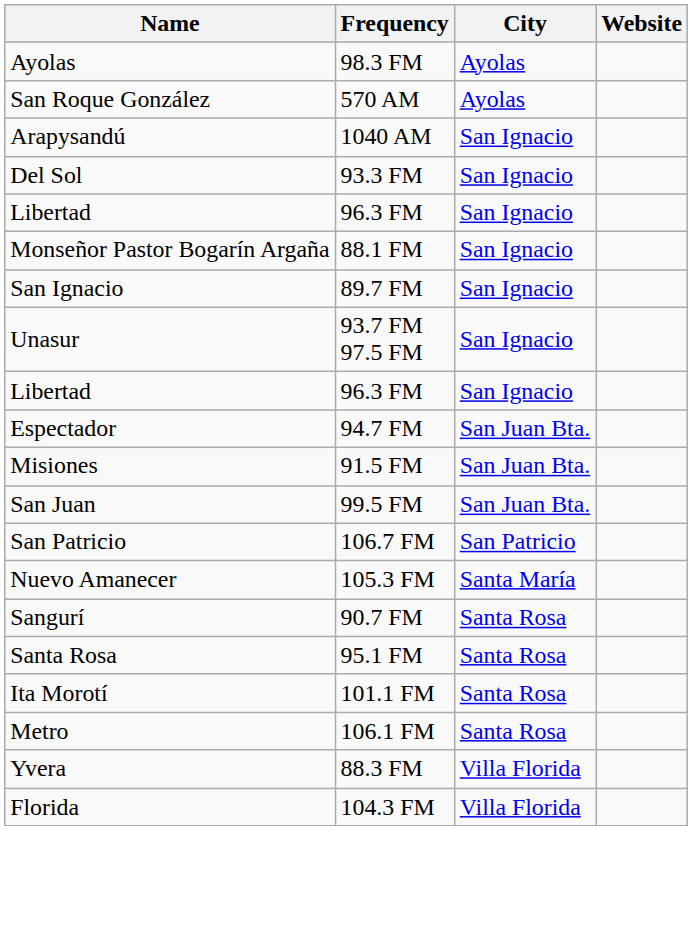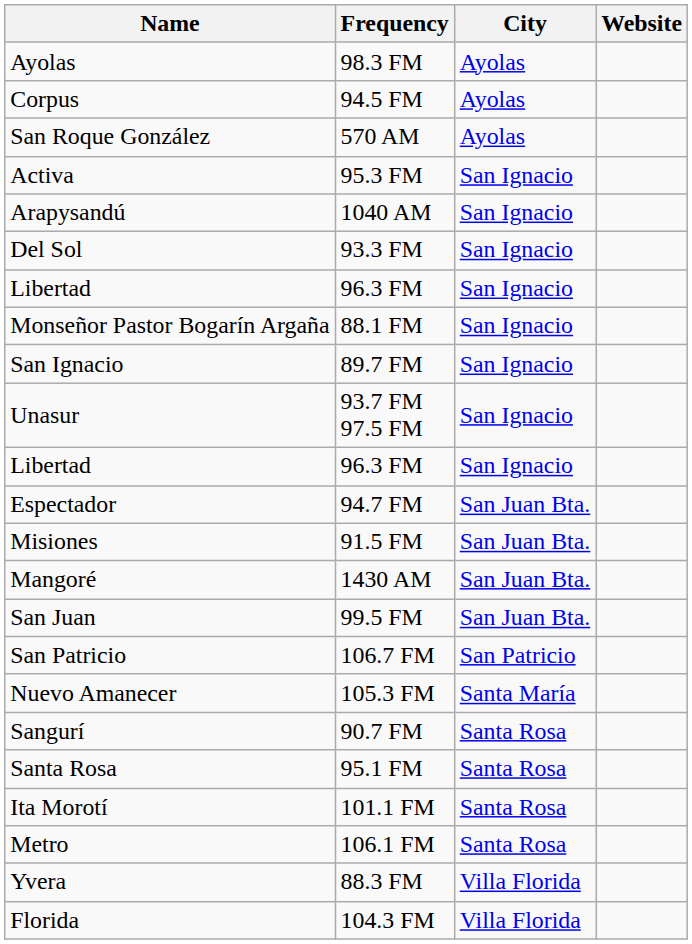+ row: (45, 99)
+ row: (42, 174)
+ row: (53, 579)
